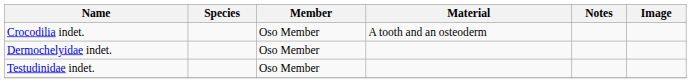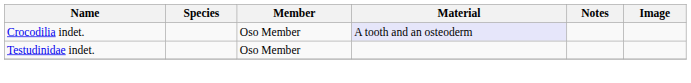(428, 31) no background -> (413, 31) lavender background
- row: (59, 50)
